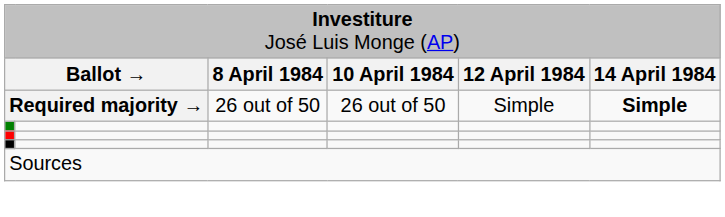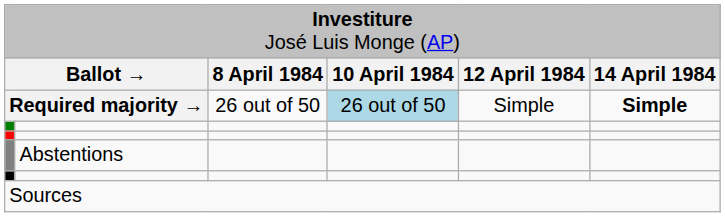(393, 105) no background -> (393, 105) lightblue background
+ row: (10, 155)
